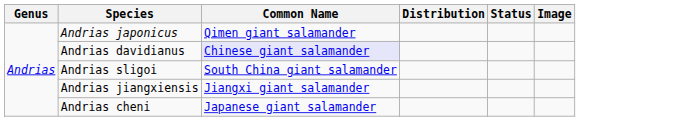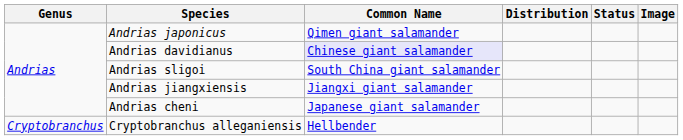+ row: (205, 126)
